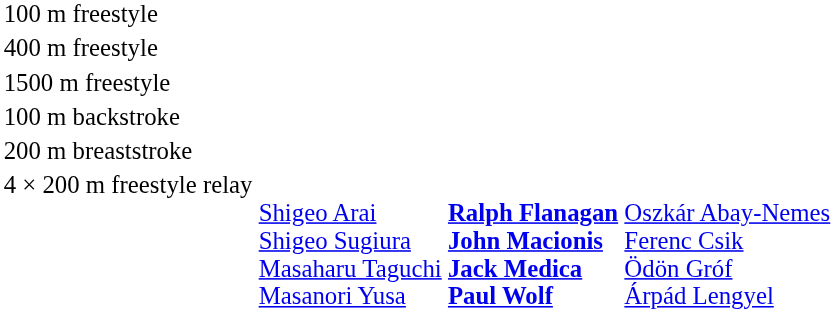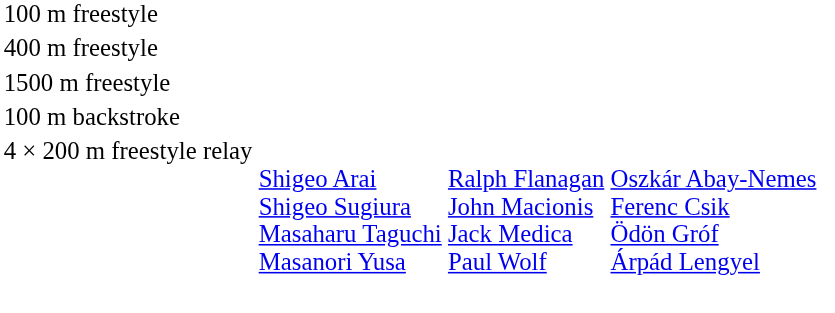- row: (98, 150)
(533, 254) bold -> (526, 220) normal
